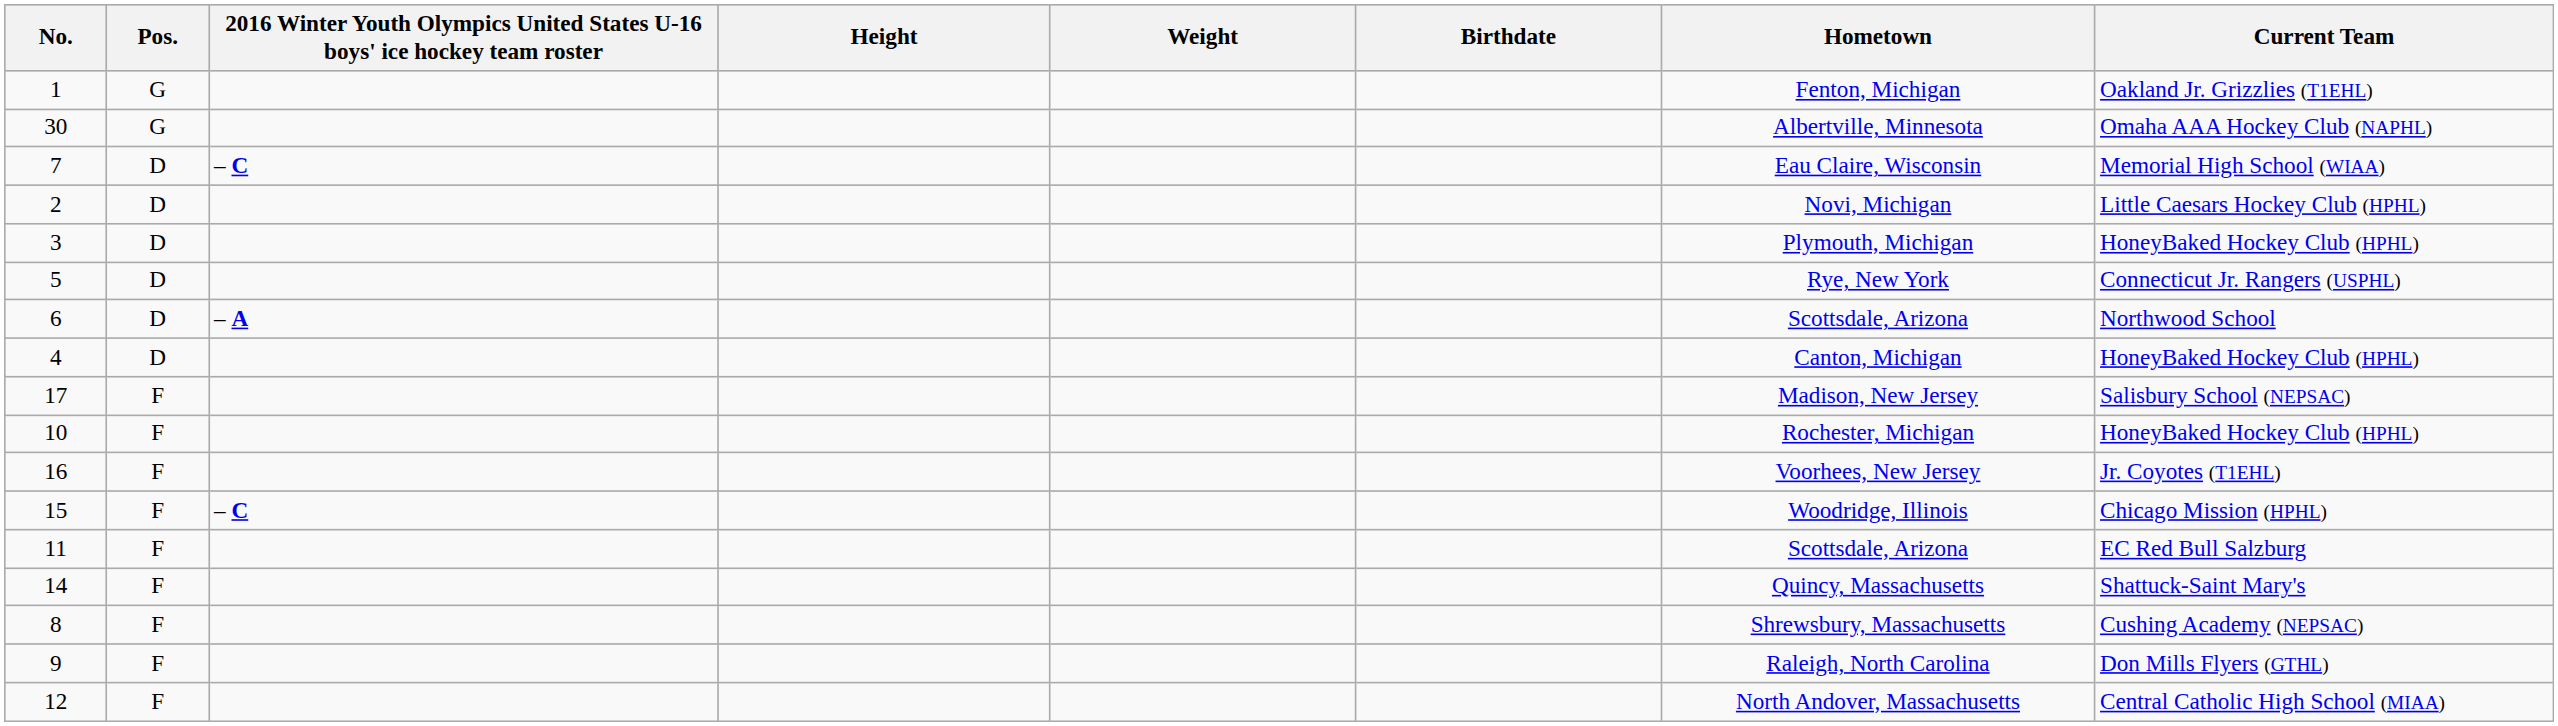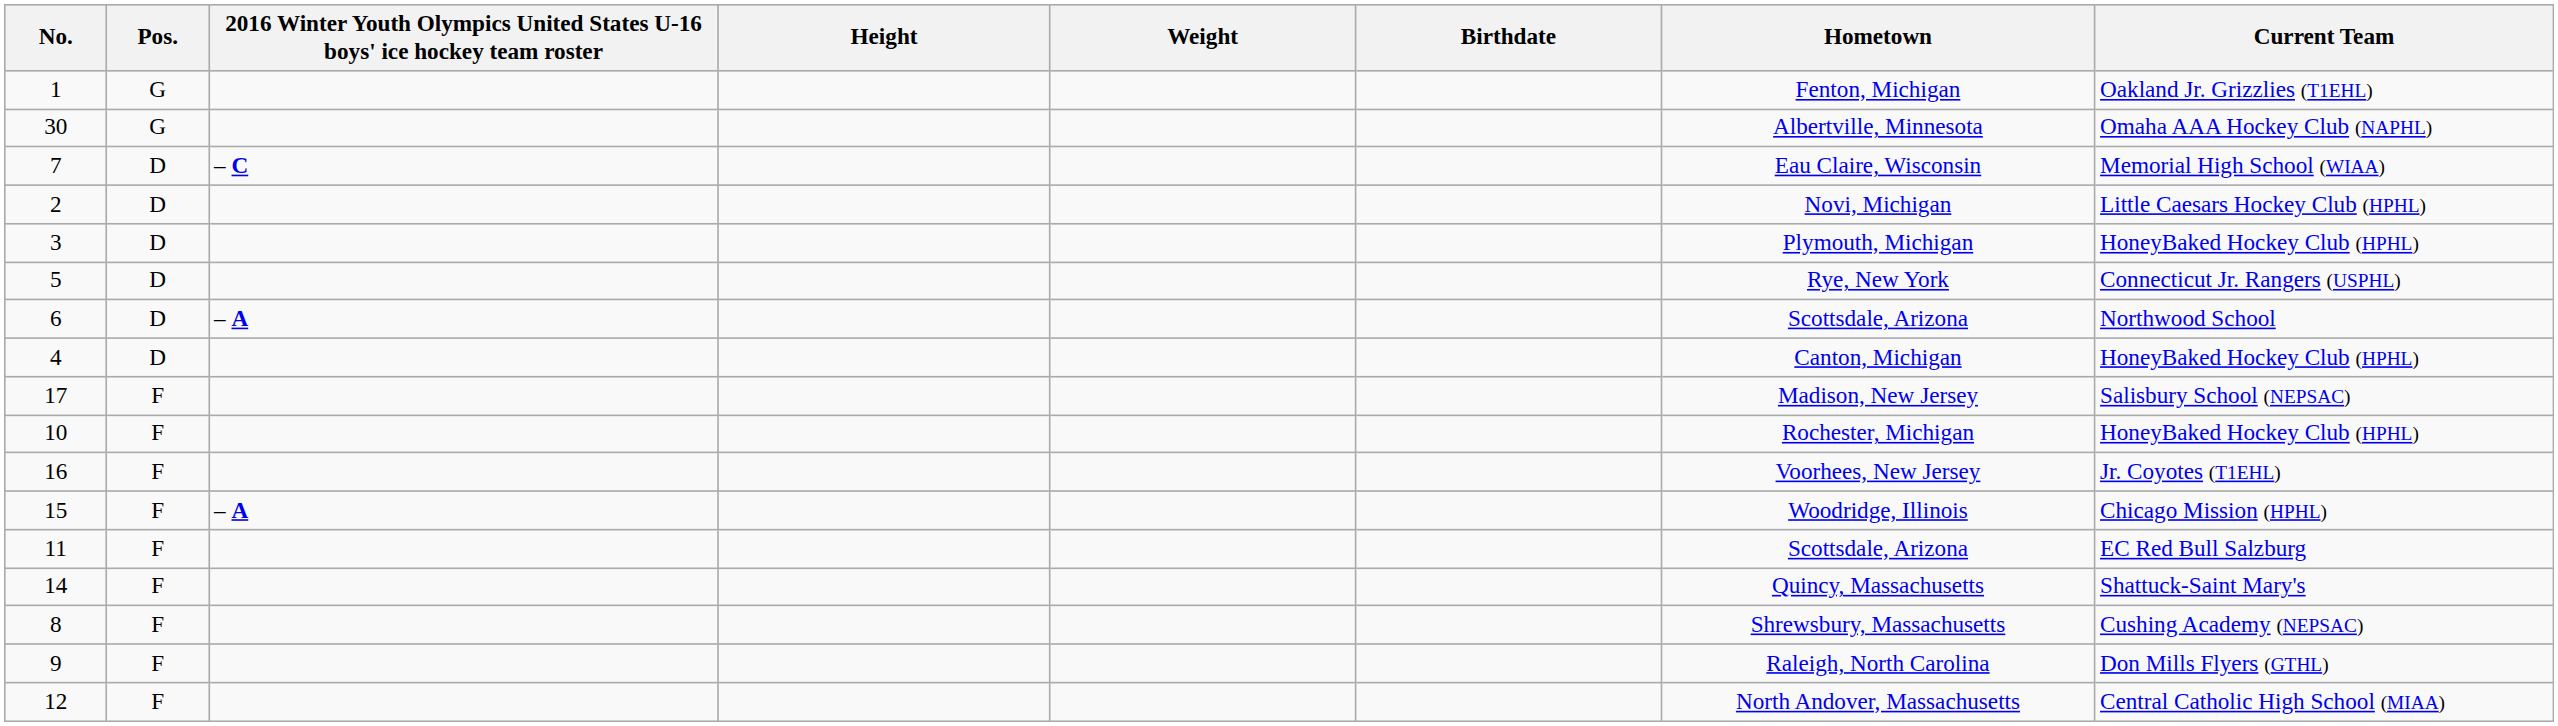(231, 510) – C -> (231, 510) – A
